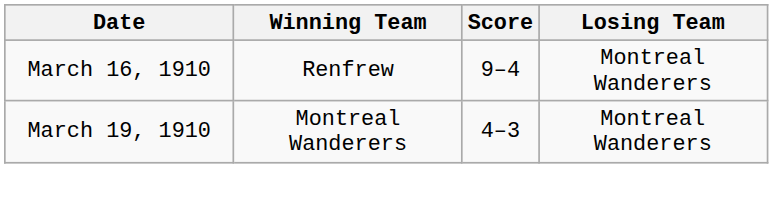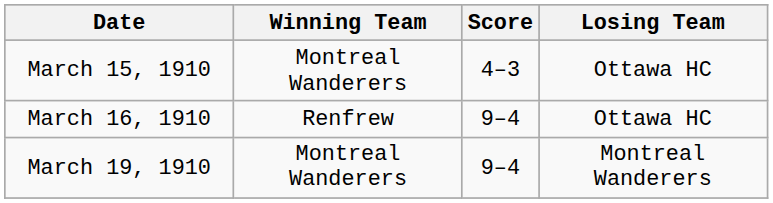+ row: (119, 71)
(653, 71) Montreal Wanderers -> (653, 119) Ottawa HC
(500, 132) 4–3 -> (500, 167) 9–4
